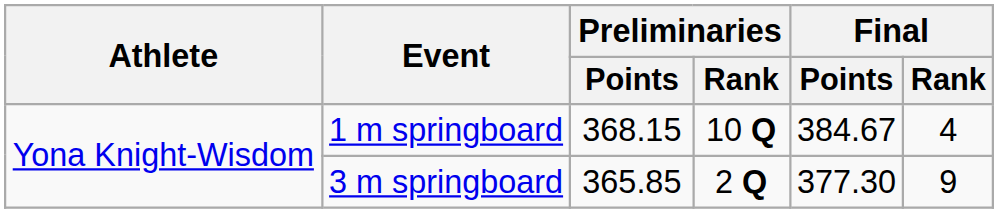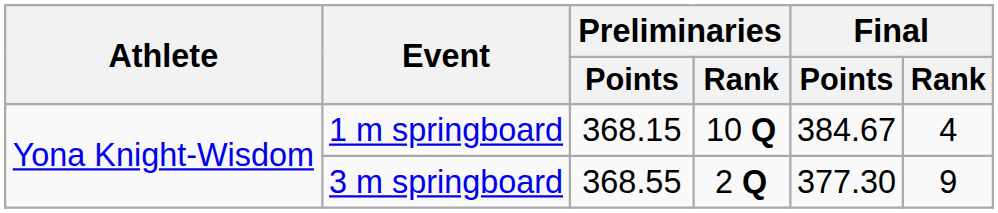(632, 182) 365.85 -> (632, 182) 368.55
